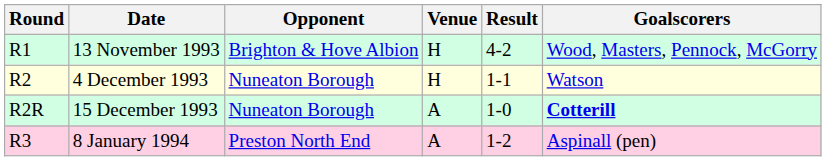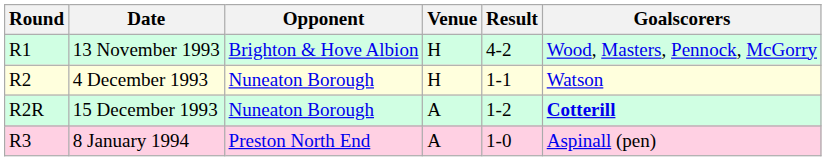(499, 110) 1-0 -> (499, 110) 1-2
(499, 140) 1-2 -> (499, 140) 1-0
